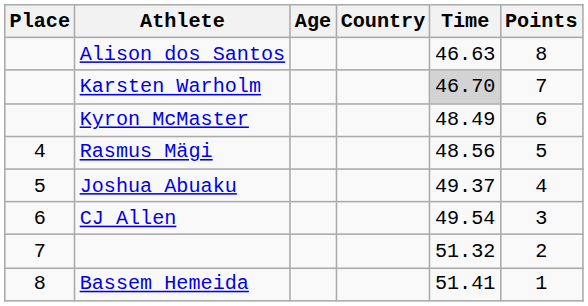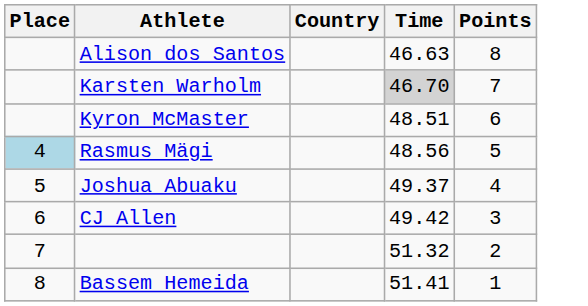- column: (313, 21)
(465, 120) 48.49 -> (419, 120) 48.51
(40, 153) no background -> (40, 153) lightblue background
(465, 218) 49.54 -> (419, 218) 49.42
